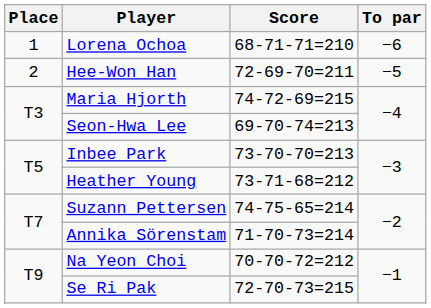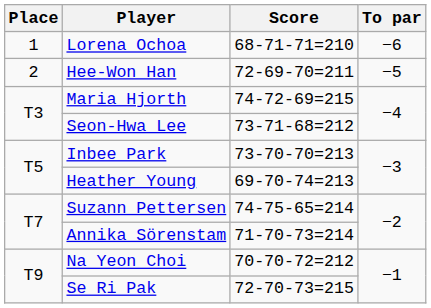(294, 127) 69-70-74=213 -> (294, 127) 73-71-68=212
(294, 181) 73-71-68=212 -> (294, 181) 69-70-74=213
